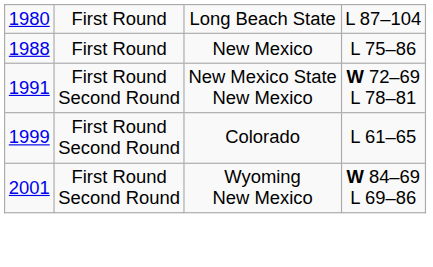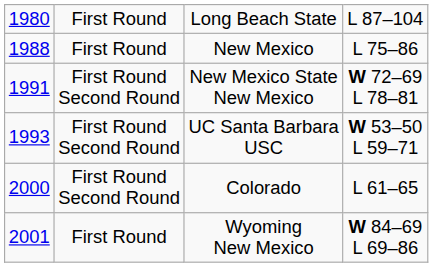+ row: (264, 137)
(29, 137) 1999 -> (29, 187) 2000
(119, 187) First Round Second Round -> (119, 237) First Round
